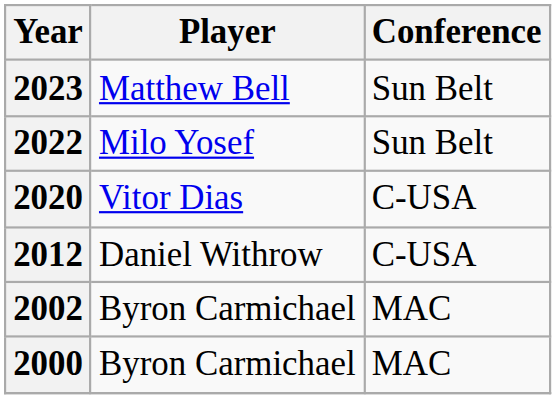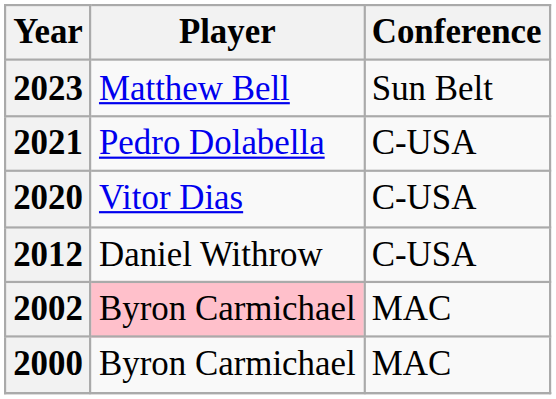- row: (48, 142)
+ row: (48, 142)
(227, 308) no background -> (227, 308) pink background
